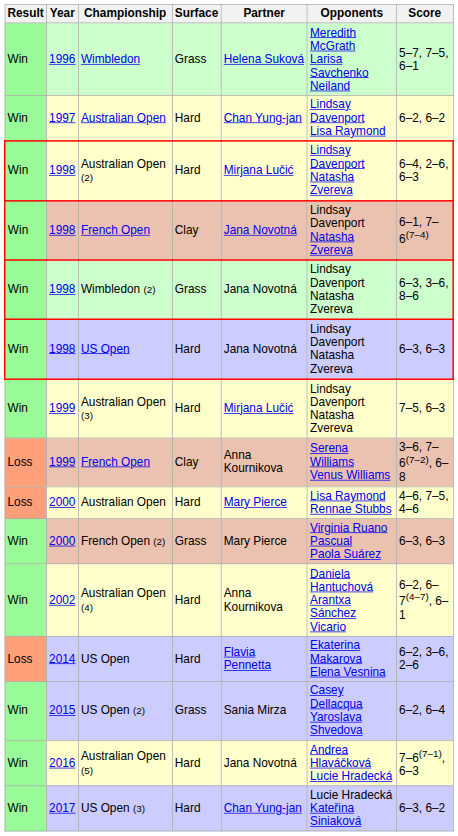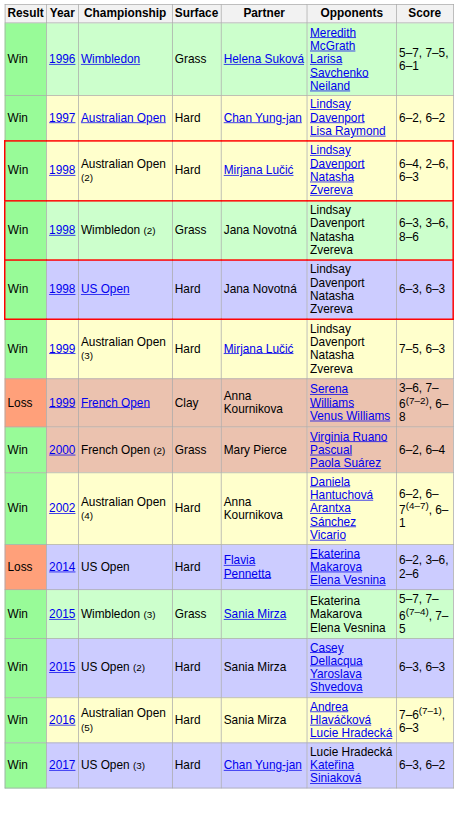- row: (62, 230)
- row: (62, 502)
(422, 541) 6–3, 6–3 -> (422, 449) 6–2, 6–4
+ row: (62, 614)
(191, 711) Grass -> (188, 668) Hard
(422, 711) 6–2, 6–4 -> (422, 668) 6–3, 6–3
(260, 763) Jana Novotná -> (255, 720) Sania Mirza
